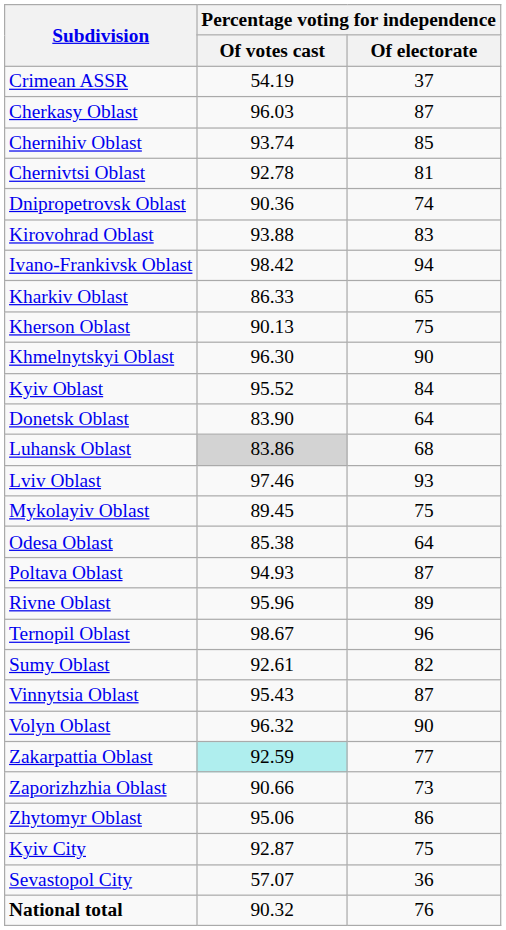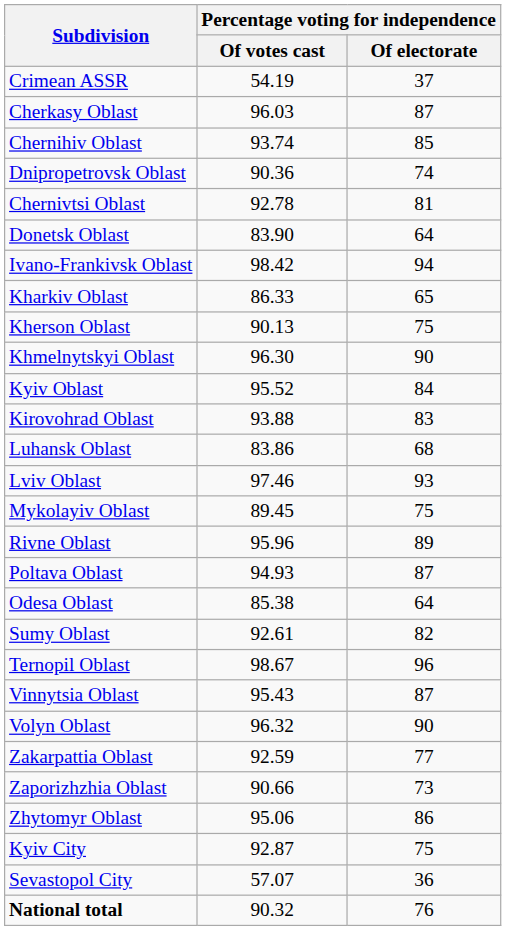rows swapped: (77, 173) <-> (98, 204)
rows swapped: (69, 419) <-> (81, 234)
(272, 449) lightgrey background -> (272, 449) no background
rows swapped: (61, 541) <-> (60, 603)
rows swapped: (59, 664) <-> (69, 633)
(272, 756) paleturquoise background -> (272, 756) no background
